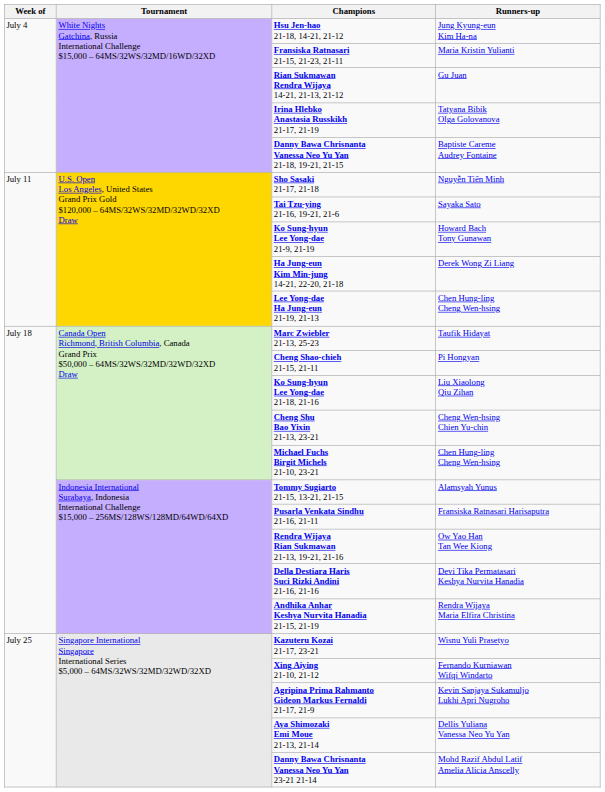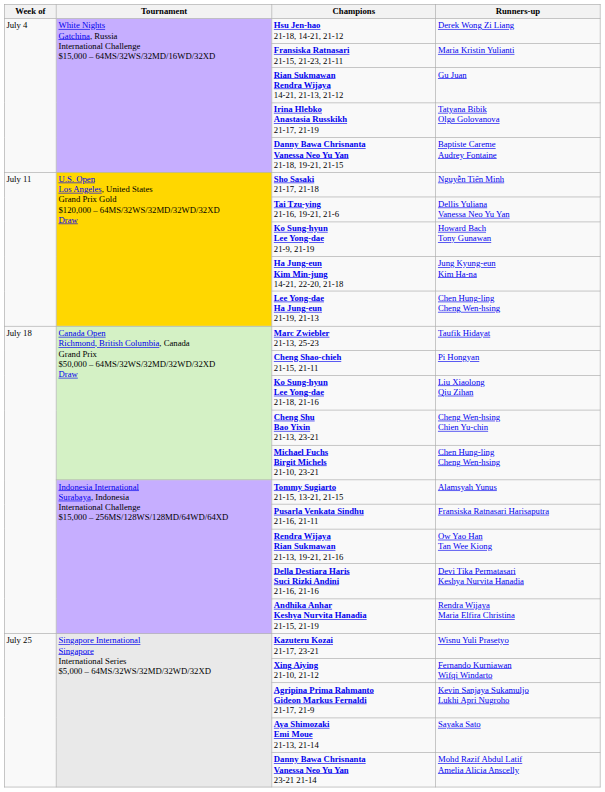(467, 30) Jung Kyung-eun Kim Ha-na -> (476, 25) Derek Wong Zi Liang
(459, 203) Sayaka Sato -> (474, 209) Dellis Yuliana Vanessa Neo Yu Yan
(476, 263) Derek Wong Zi Liang -> (467, 268) Jung Kyung-eun Kim Ha-na
(474, 729) Dellis Yuliana Vanessa Neo Yu Yan -> (459, 724) Sayaka Sato
